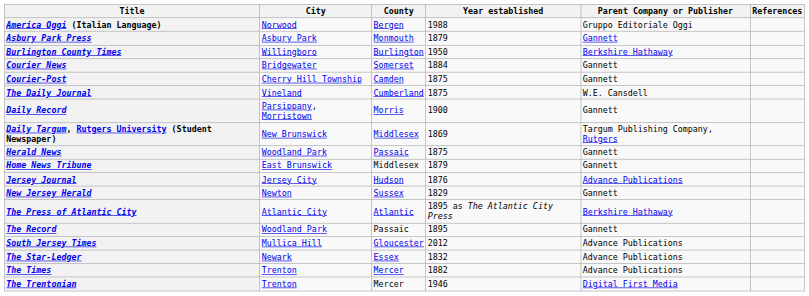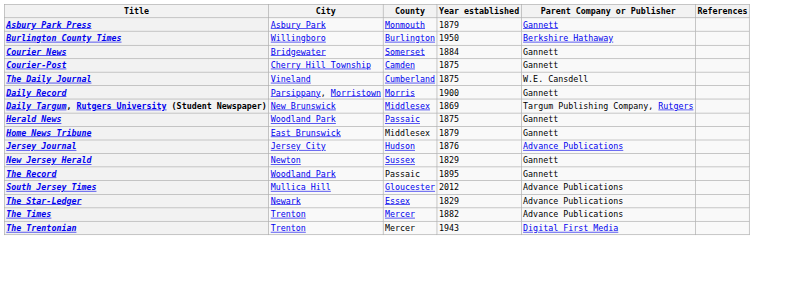- row: (84, 25)
- row: (71, 211)
(438, 257) 1832 -> (449, 201) 1829
(438, 284) 1946 -> (449, 228) 1943
